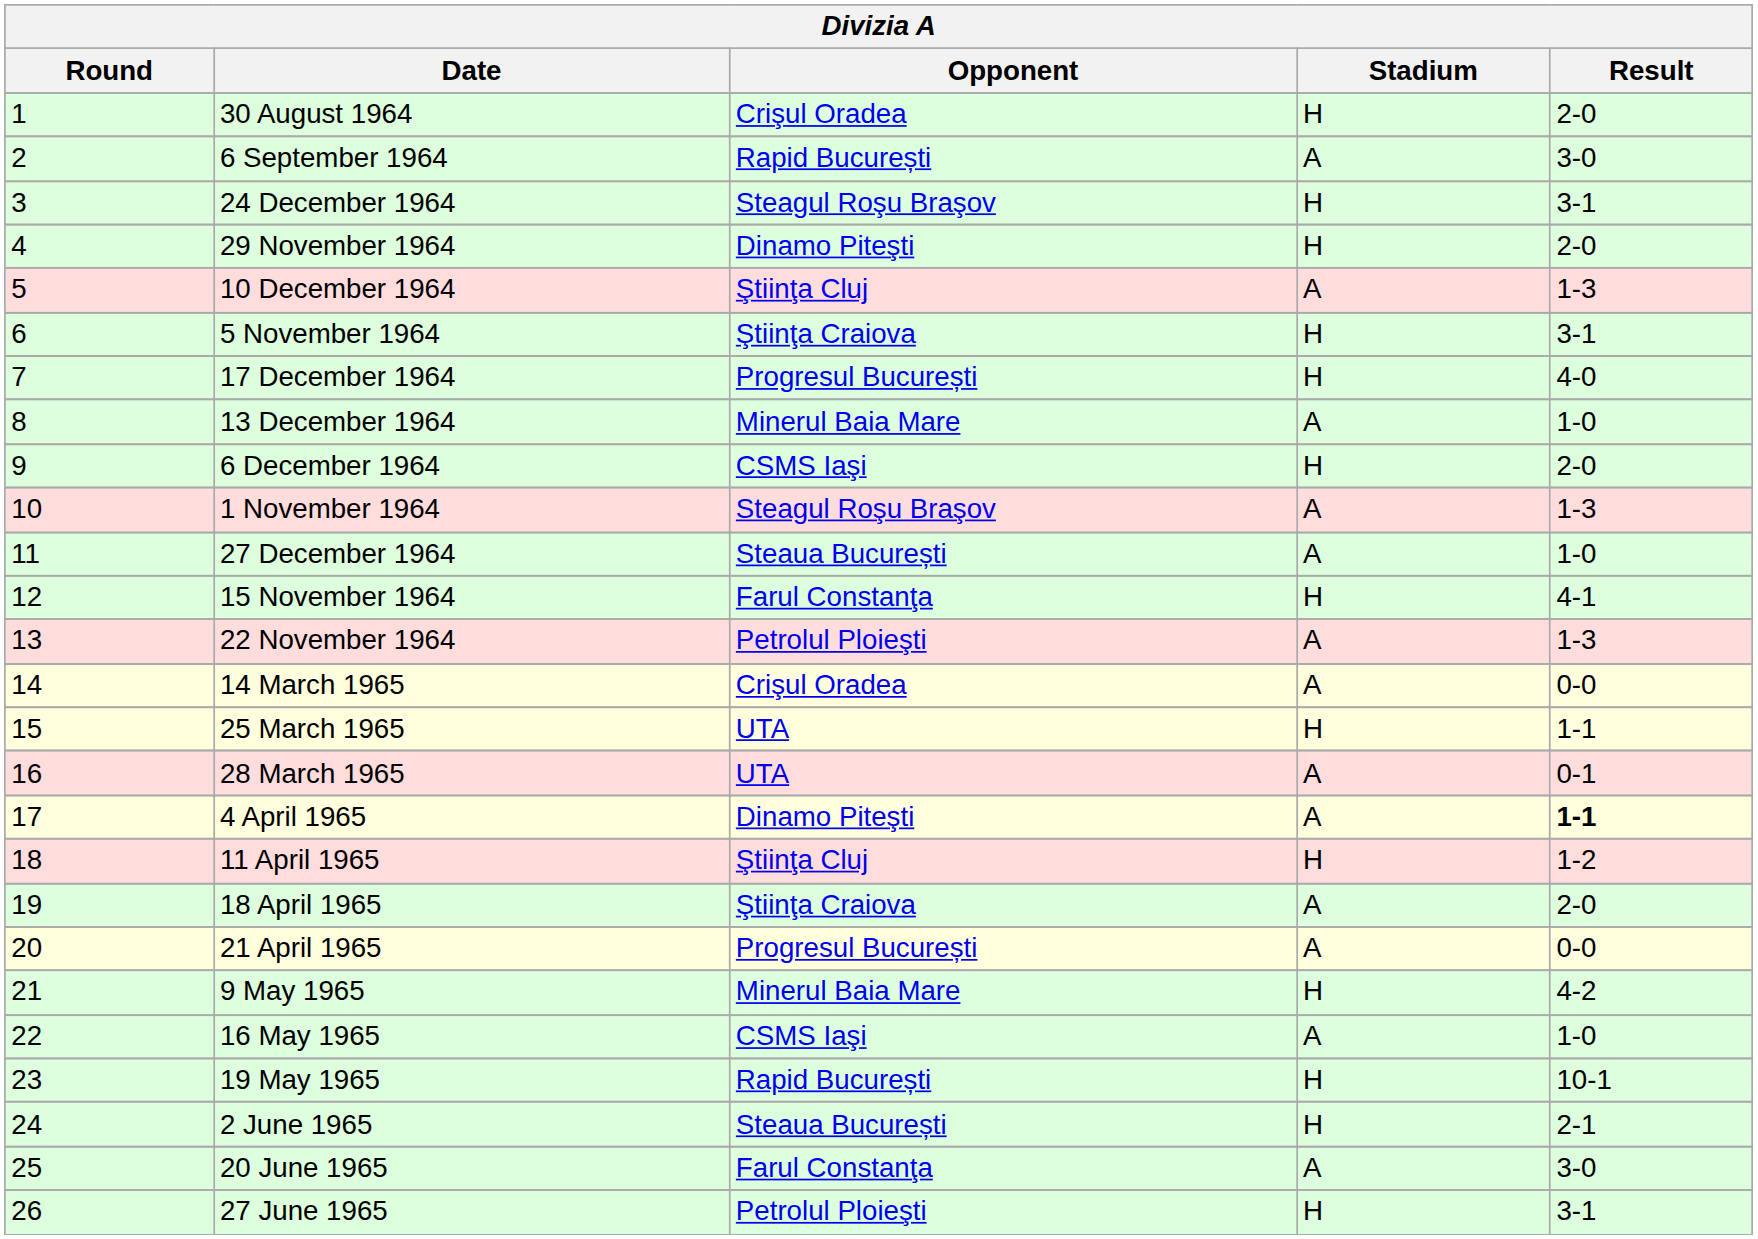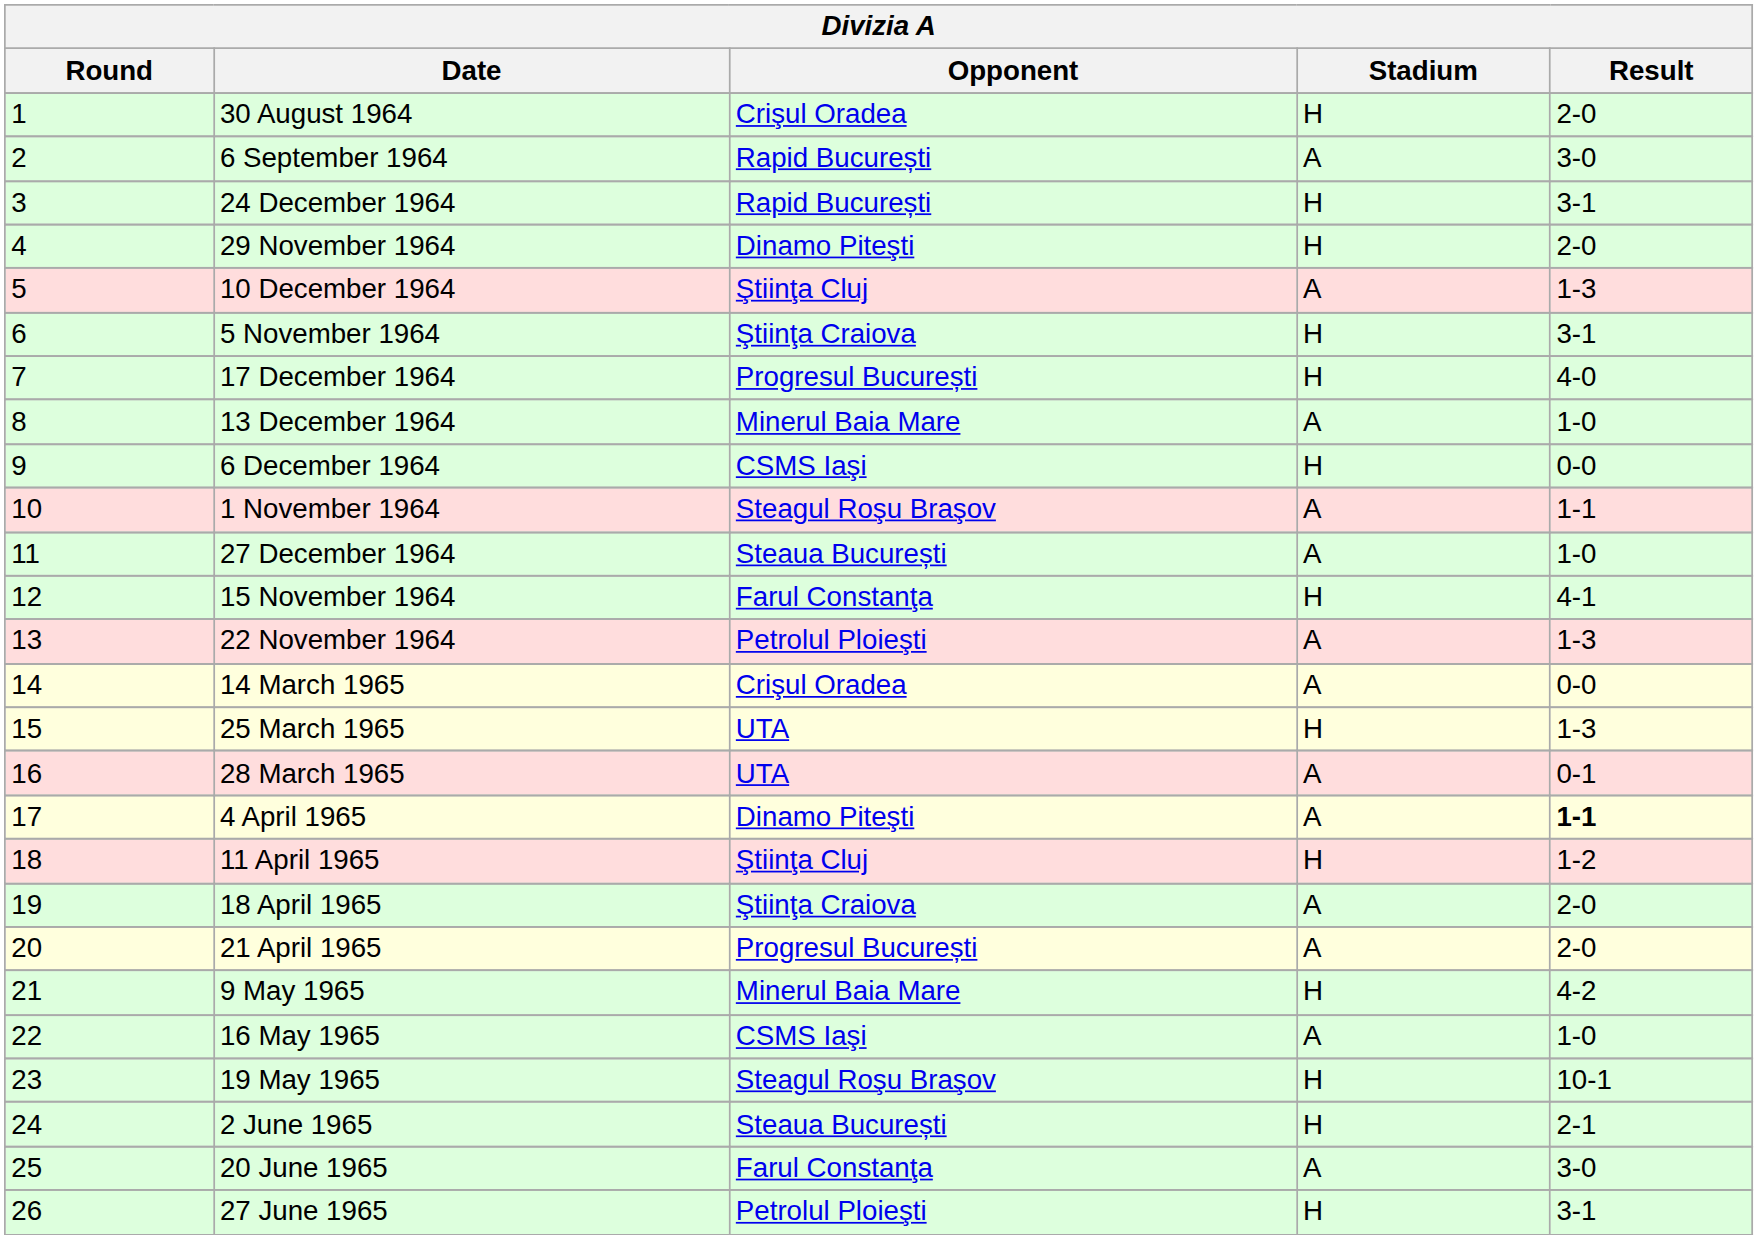(866, 202) Steagul Roşu Braşov -> (834, 202) Rapid București
(1576, 465) 2-0 -> (1576, 465) 0-0
(1576, 509) 1-3 -> (1576, 509) 1-1
(1576, 728) 1-1 -> (1576, 728) 1-3
(1576, 948) 0-0 -> (1576, 948) 2-0
(834, 1080) Rapid București -> (866, 1080) Steagul Roşu Braşov
